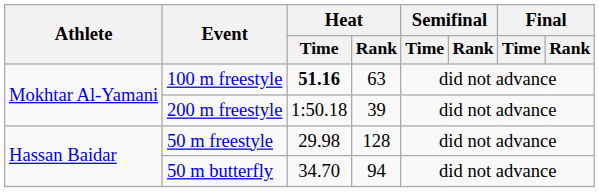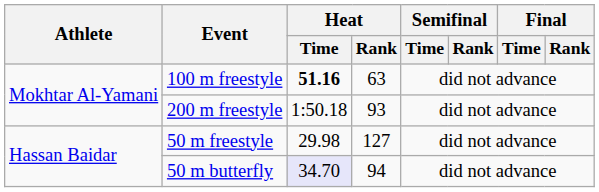(376, 110) 39 -> (376, 110) 93
(376, 141) 128 -> (376, 141) 127
(319, 171) no background -> (319, 171) lavender background
